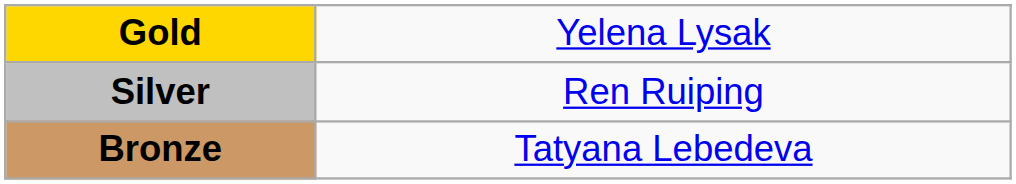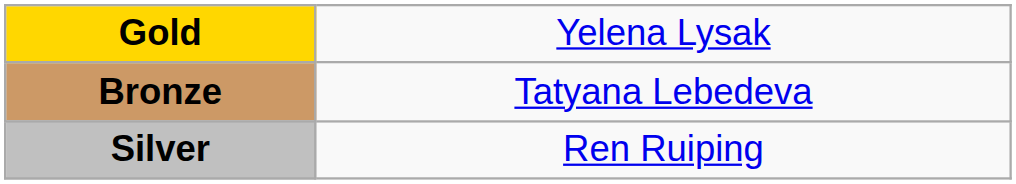rows swapped: (160, 91) <-> (160, 149)
